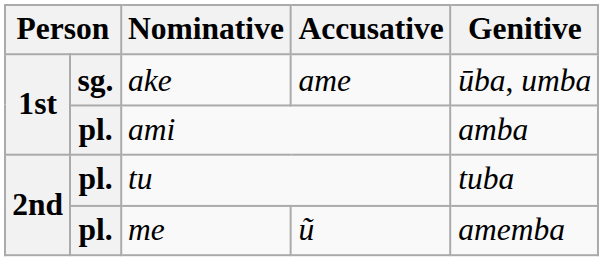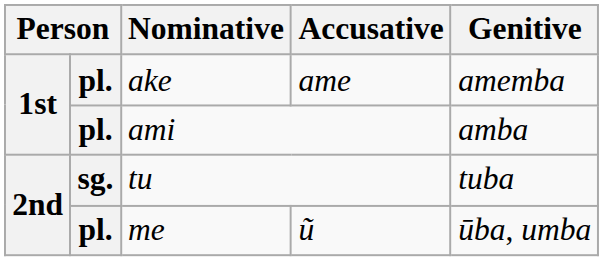(96, 79) sg. -> (96, 79) pl.
(525, 79) ūba, umba -> (512, 79) amemba
(96, 179) pl. -> (96, 179) sg.
(512, 229) amemba -> (525, 229) ūba, umba
